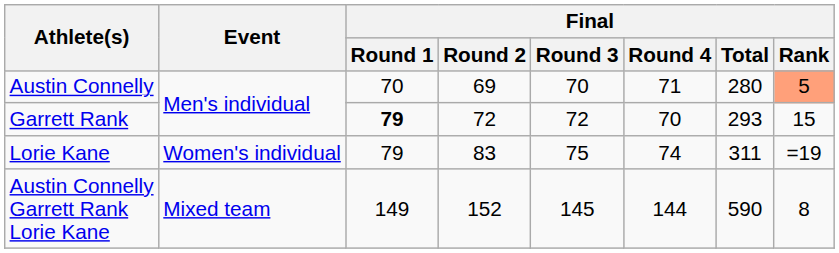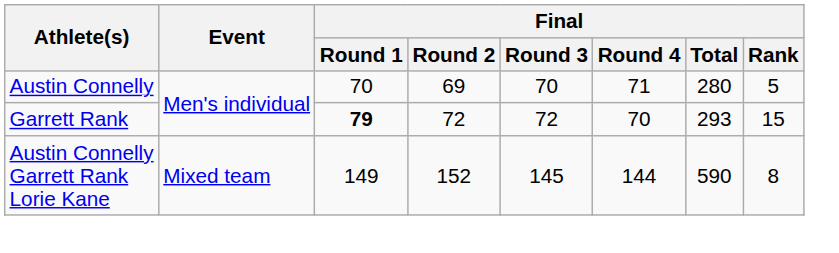(804, 87) lightsalmon background -> (773, 87) no background
- row: (60, 153)
